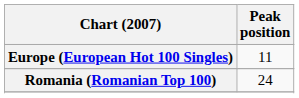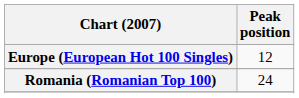(265, 56) 11 -> (265, 56) 12
